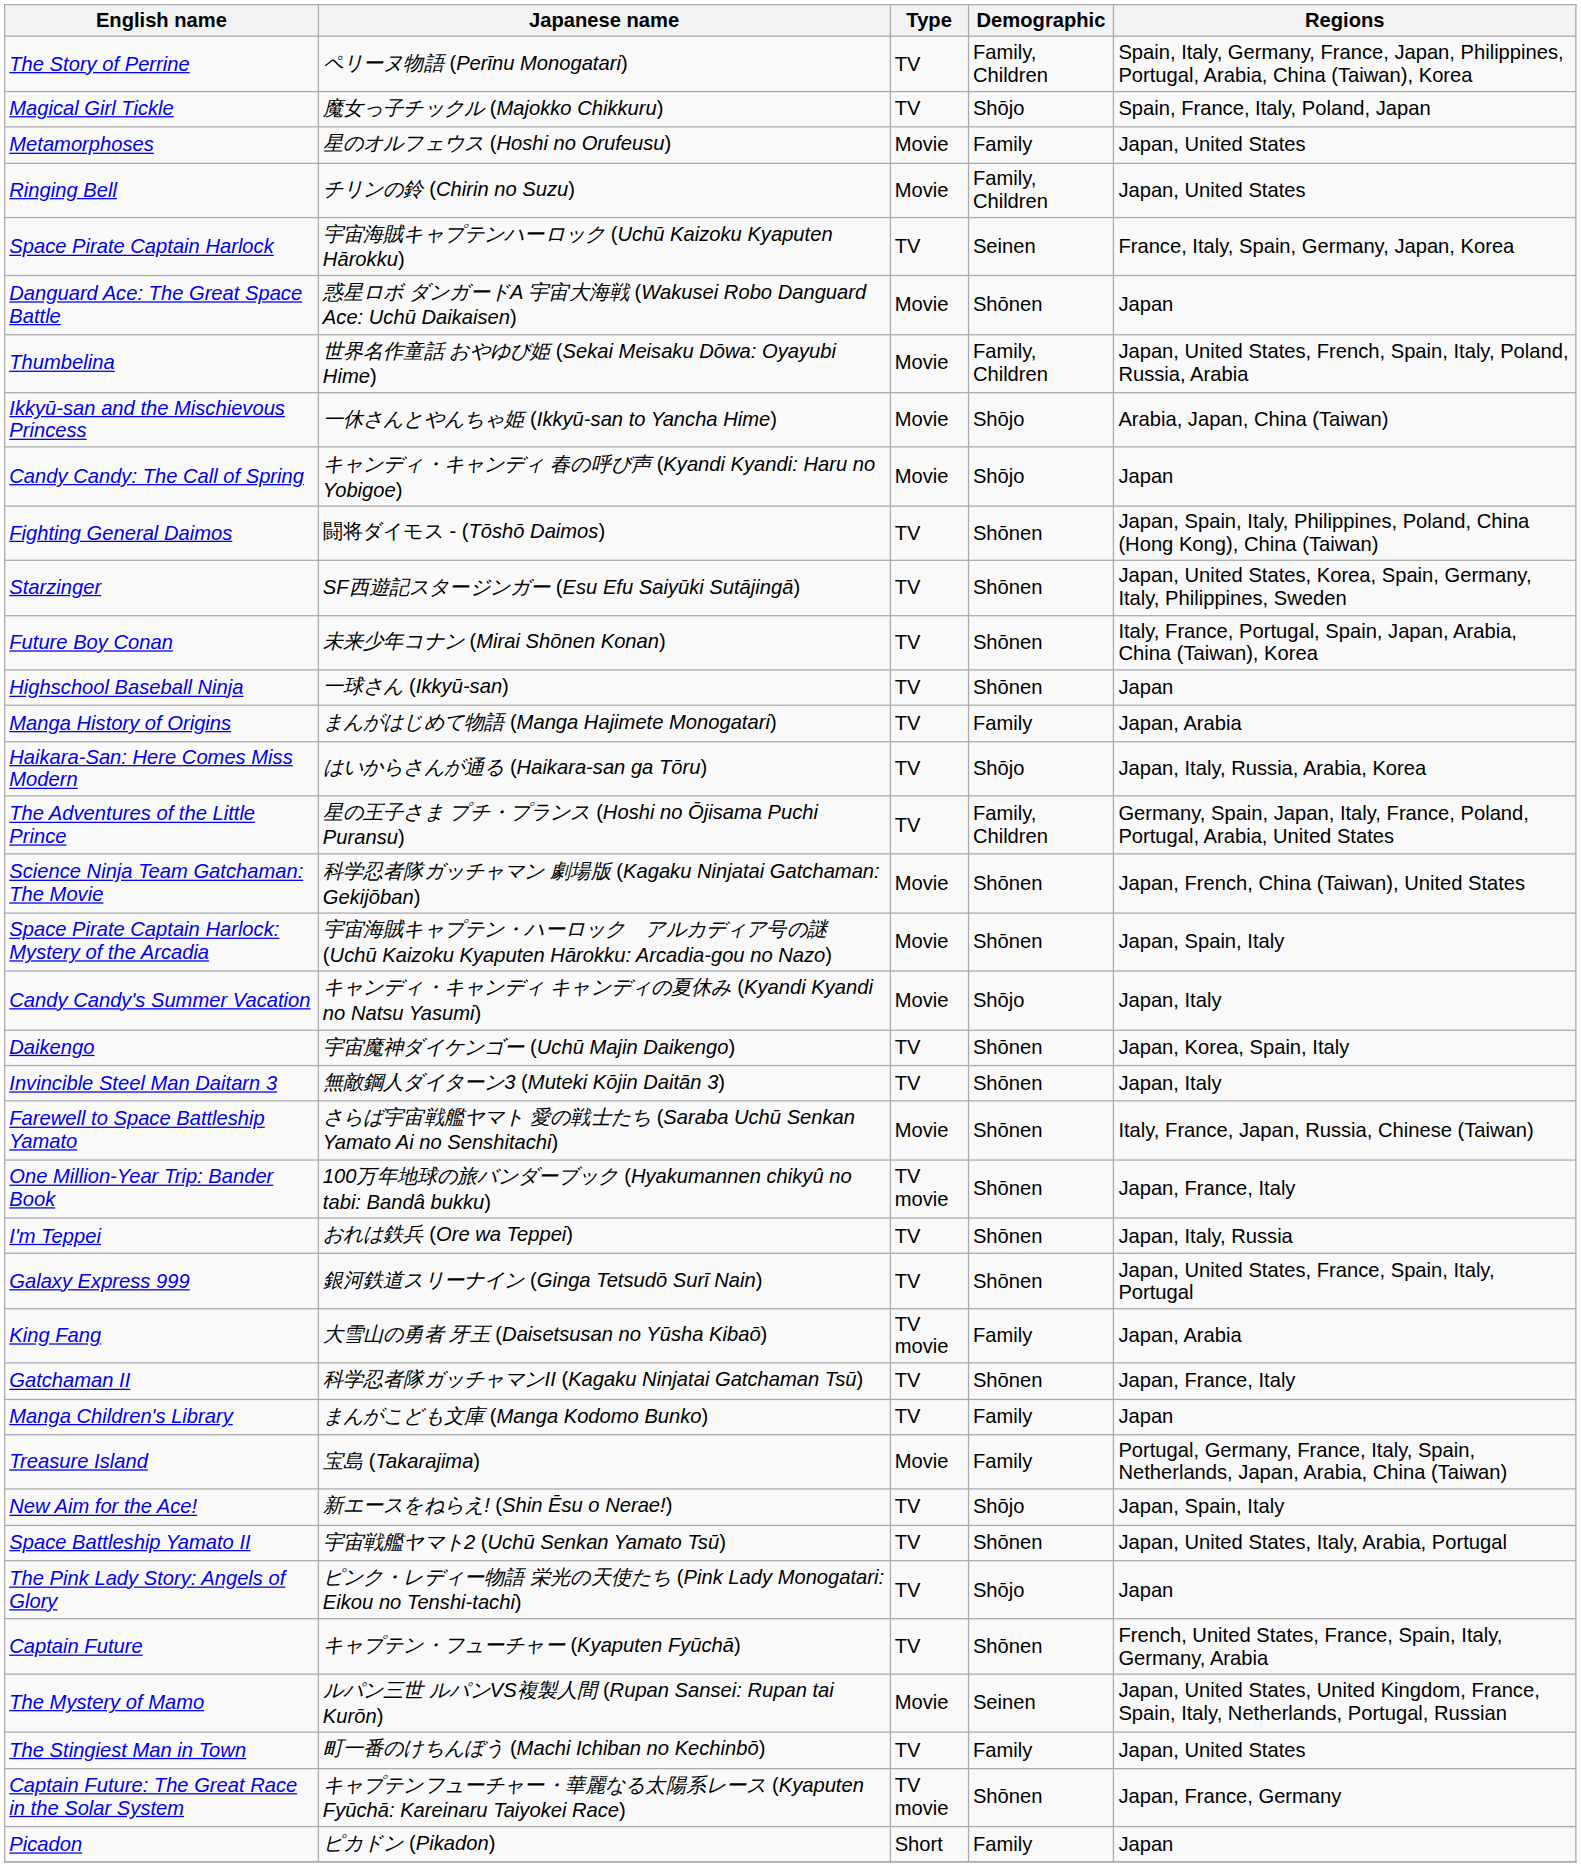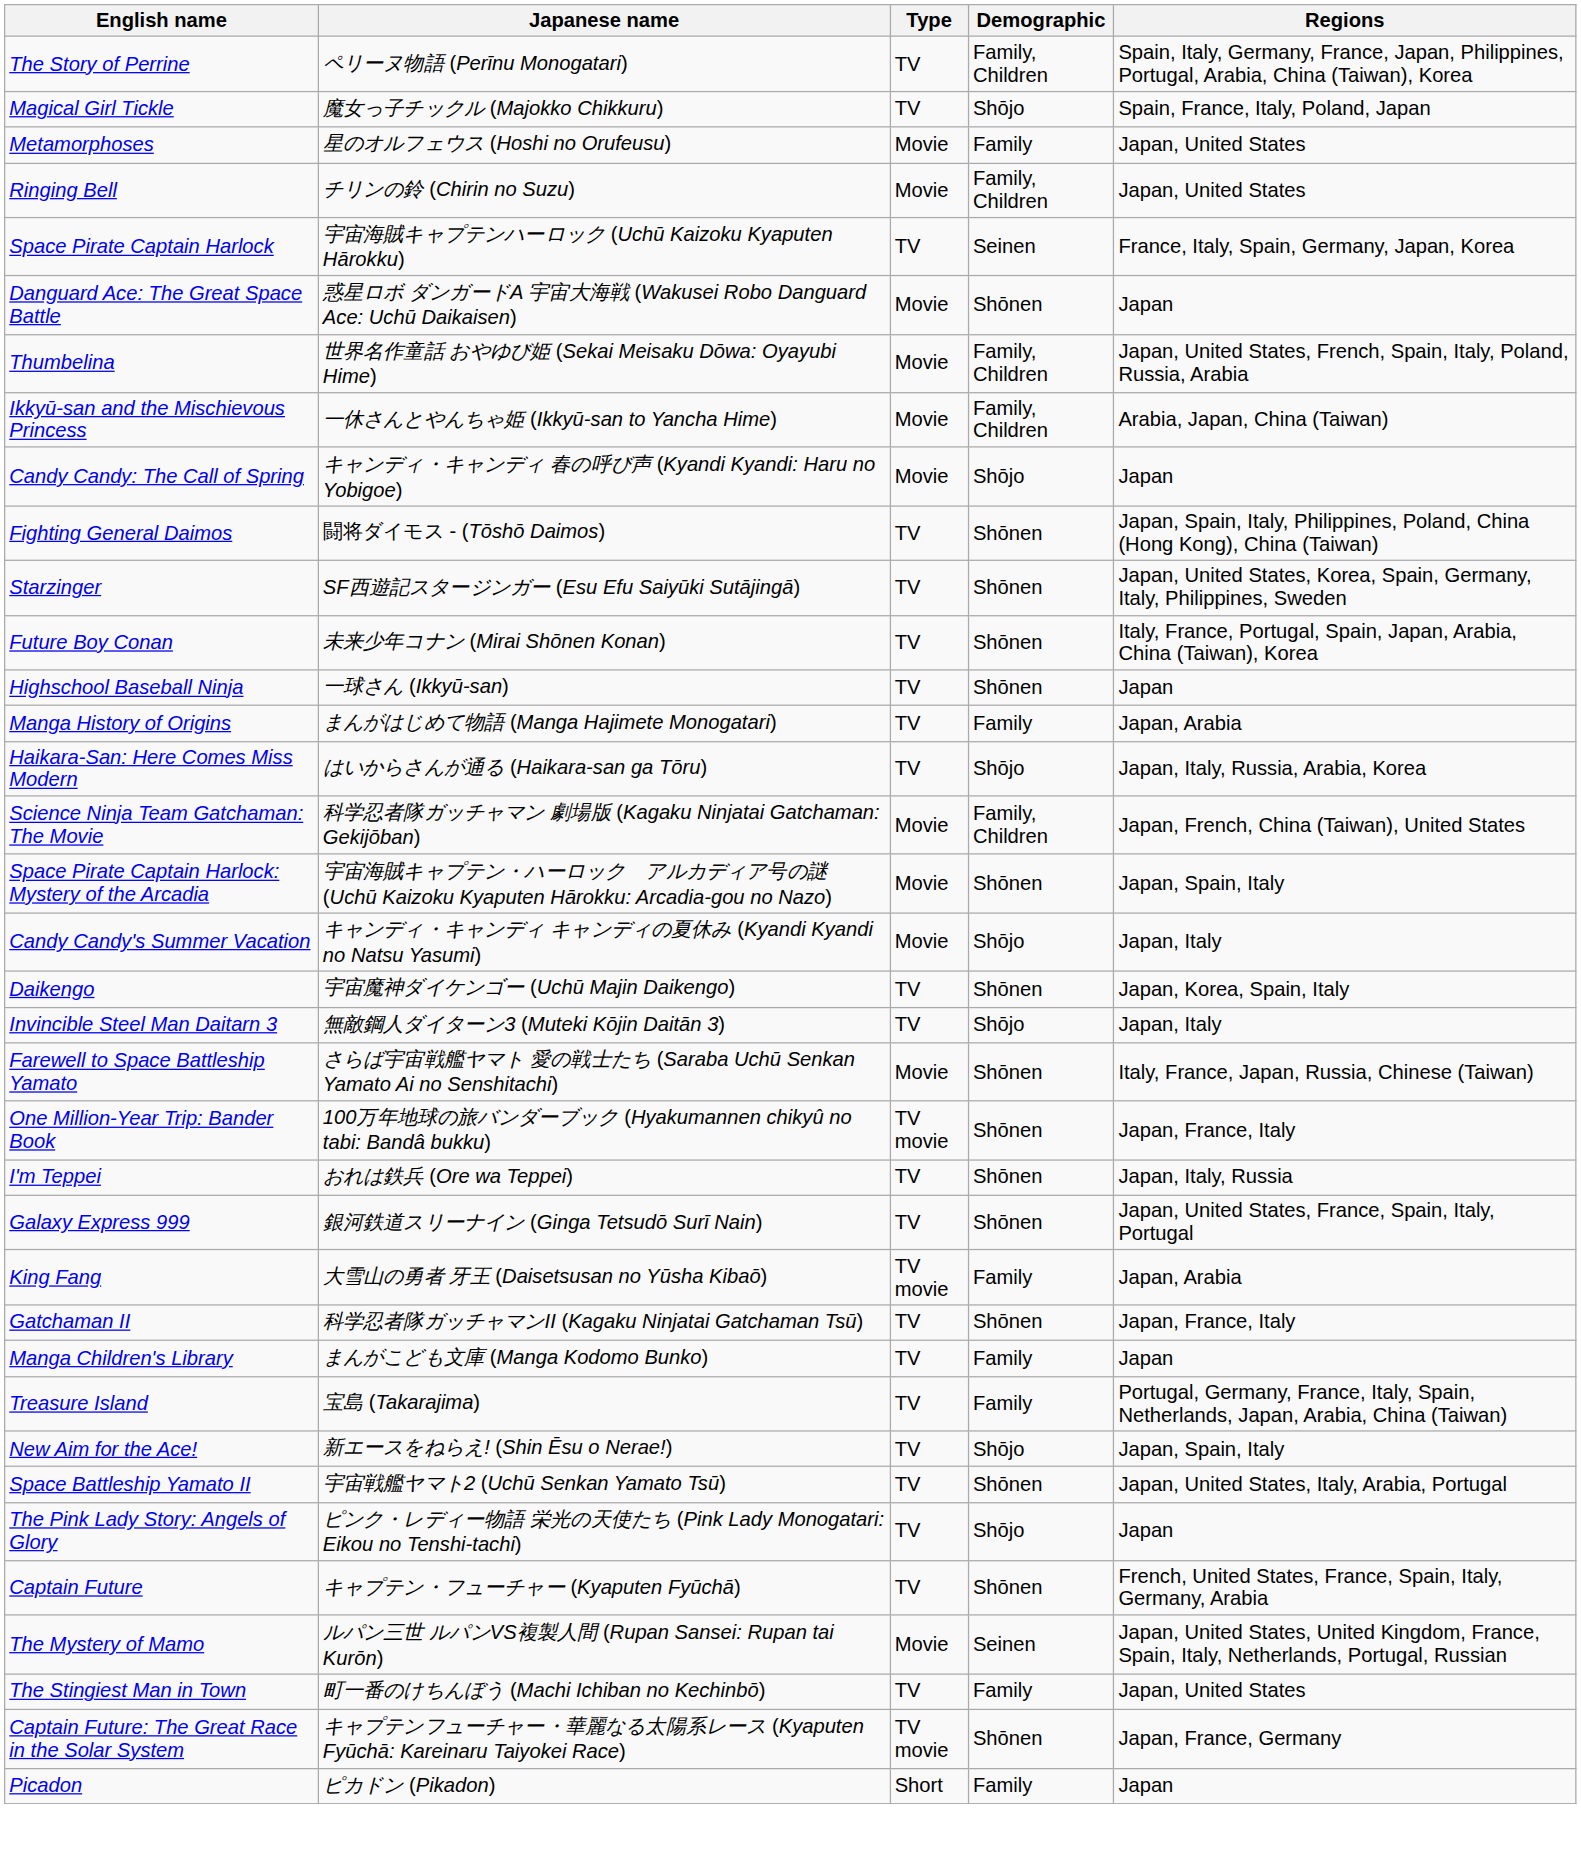(999, 419) Shōjo -> (1010, 419) Family, Children
- row: (132, 824)
(1008, 883) Shōnen -> (1010, 824) Family, Children
(1008, 1083) Shōnen -> (999, 1024) Shōjo
(922, 1461) Movie -> (908, 1403) TV
